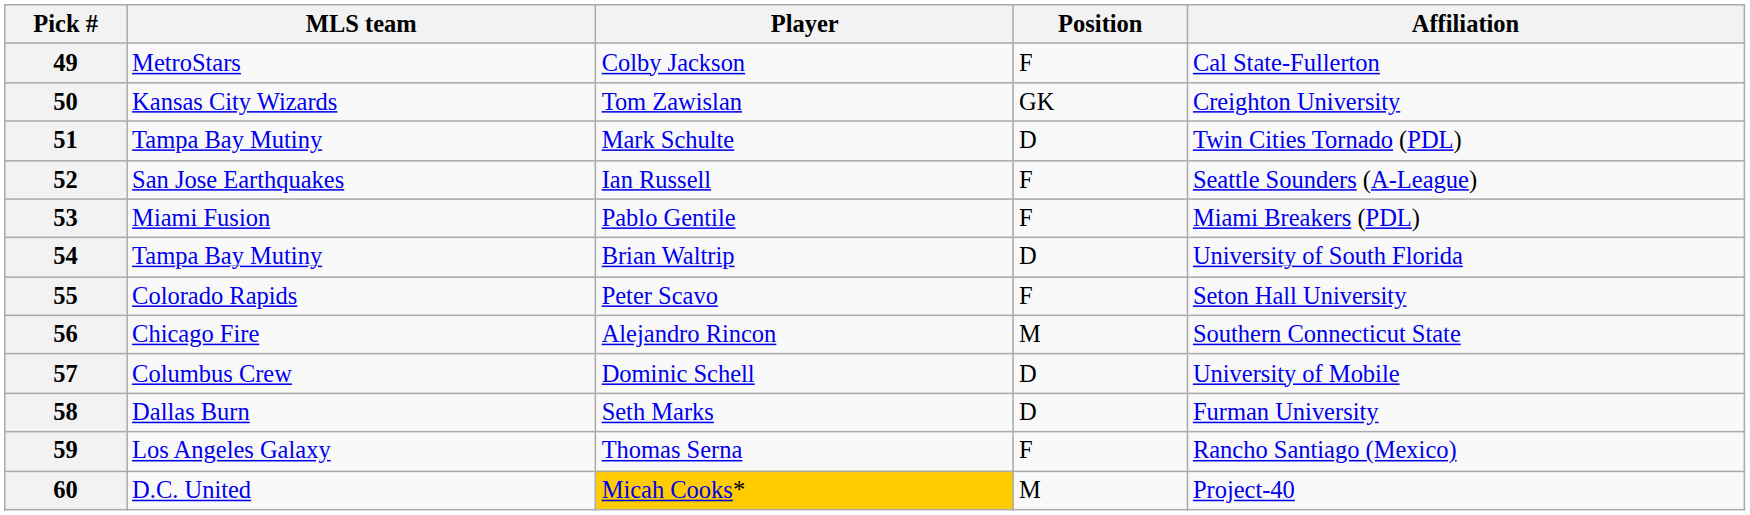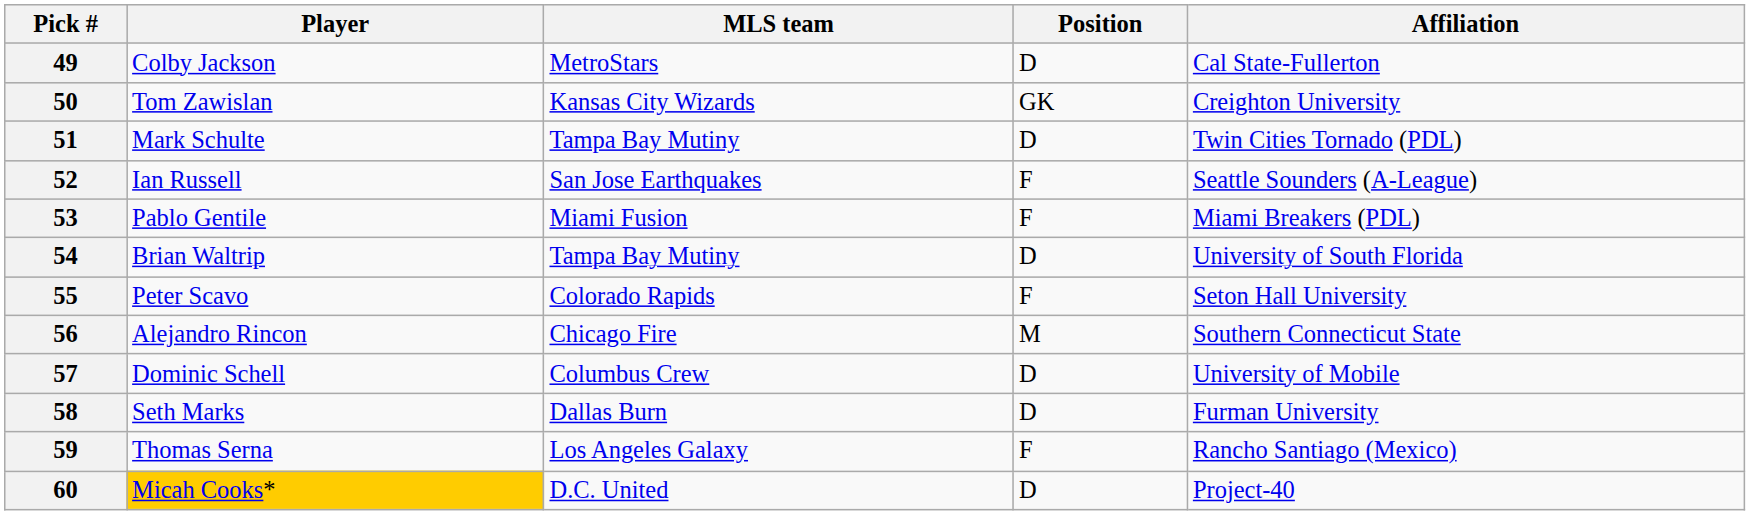columns swapped: (361, 23) <-> (805, 23)
(1026, 62) F -> (1028, 62) D
(1030, 489) M -> (1028, 489) D
